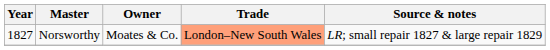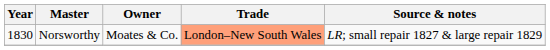(20, 34) 1827 -> (20, 34) 1830
